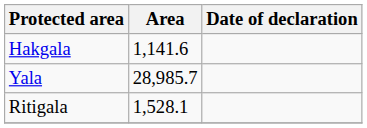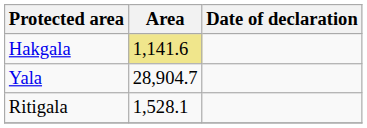(161, 48) no background -> (161, 48) khaki background
(165, 78) 28,985.7 -> (165, 78) 28,904.7
